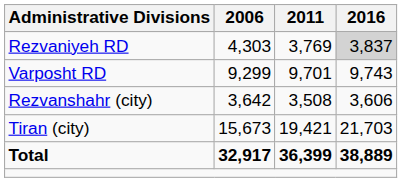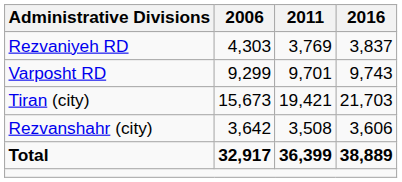(371, 45) lightgrey background -> (371, 45) no background
rows swapped: (81, 100) <-> (49, 127)
